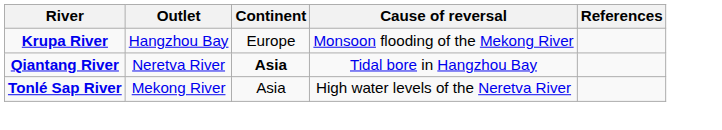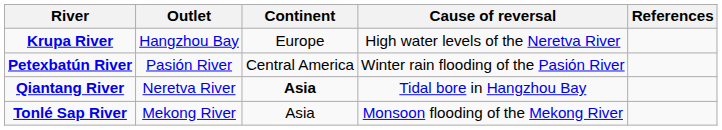(444, 40) Monsoon flooding of the Mekong River -> (493, 40) High water levels of the Neretva River
+ row: (70, 64)
(444, 88) High water levels of the Neretva River -> (493, 112) Monsoon flooding of the Mekong River
